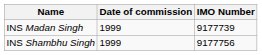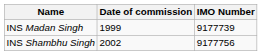(110, 43) 1999 -> (110, 43) 2002
